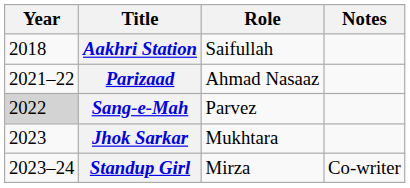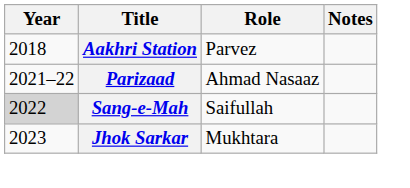(239, 49) Saifullah -> (231, 49) Parvez
(231, 108) Parvez -> (239, 108) Saifullah
- row: (140, 167)
